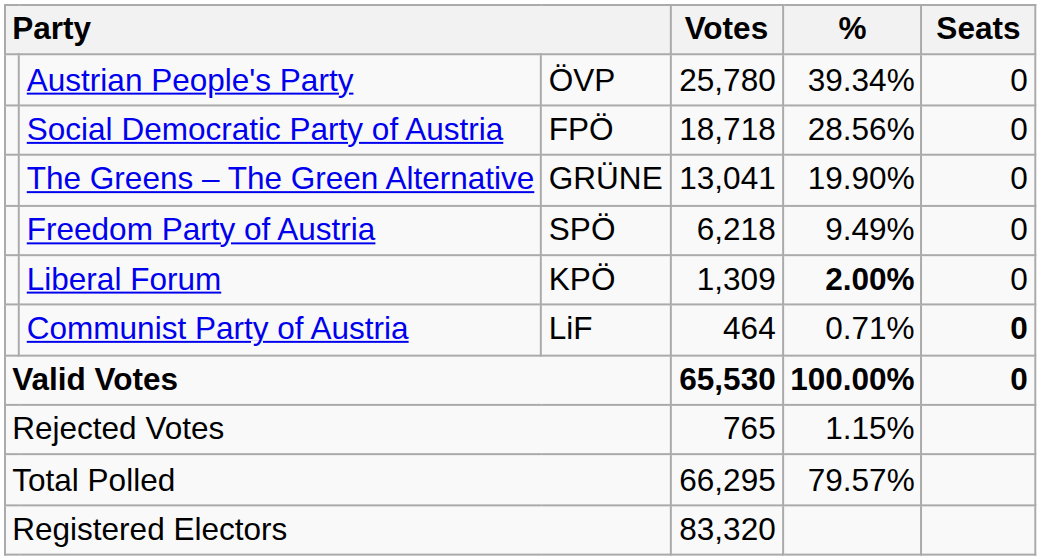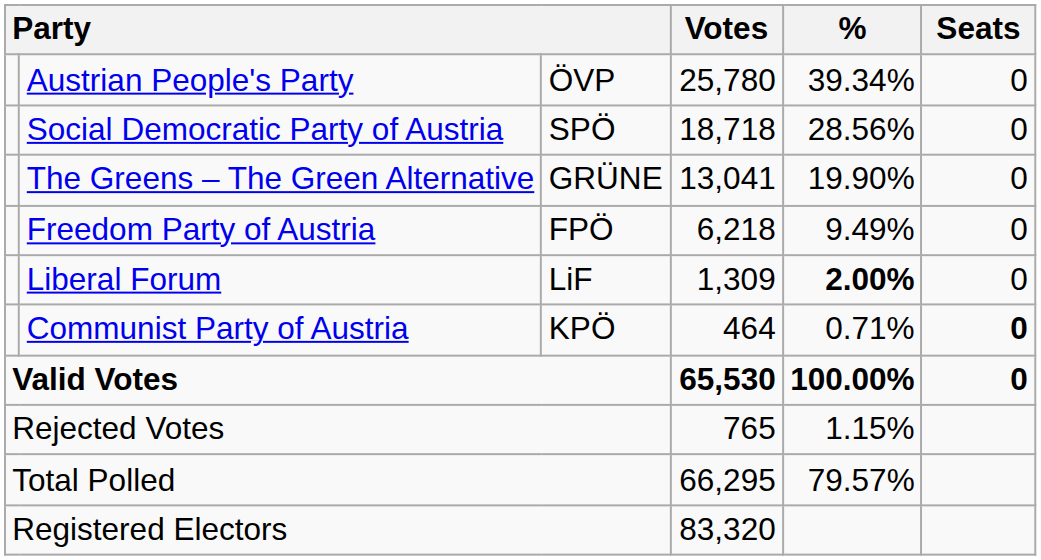(581, 129) FPÖ -> (582, 129) SPÖ
(582, 229) SPÖ -> (581, 229) FPÖ
(582, 279) KPÖ -> (571, 279) LiF
(571, 329) LiF -> (582, 329) KPÖ
